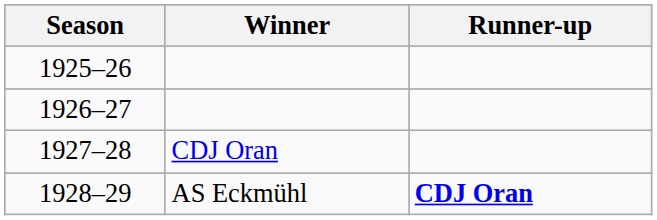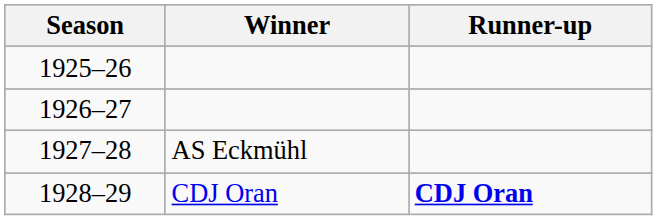(225, 151) CDJ Oran -> (239, 151) AS Eckmühl
(239, 192) AS Eckmühl -> (225, 192) CDJ Oran
